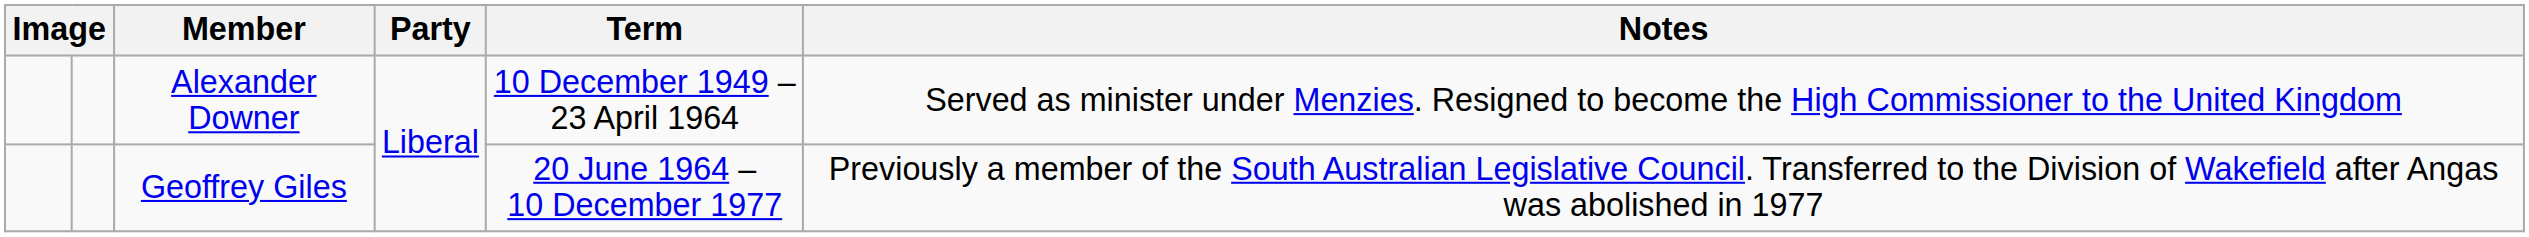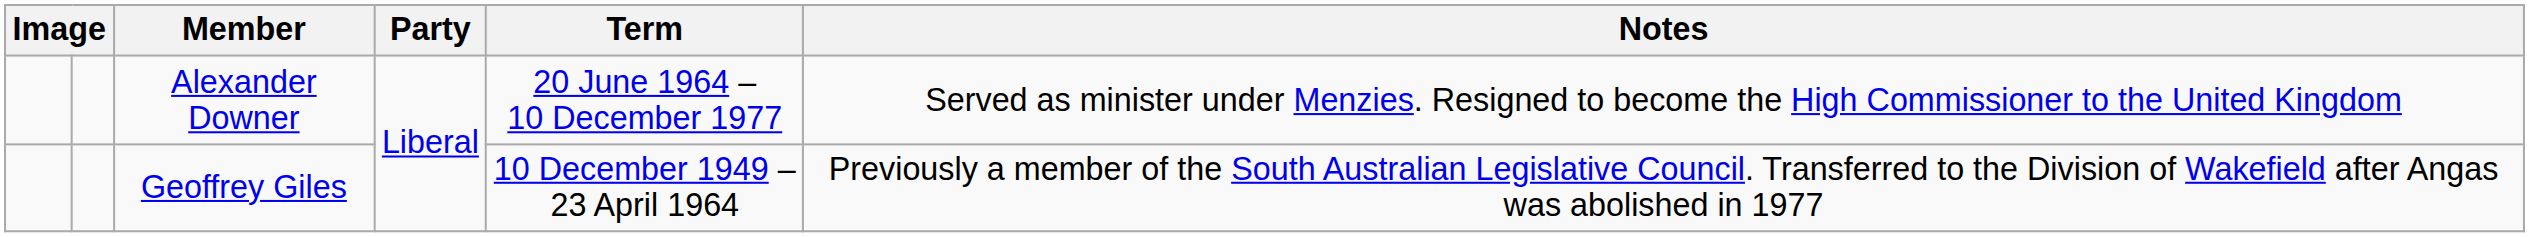(645, 99) 10 December 1949 – 23 April 1964 -> (645, 99) 20 June 1964 – 10 December 1977
(645, 187) 20 June 1964 – 10 December 1977 -> (645, 187) 10 December 1949 – 23 April 1964
